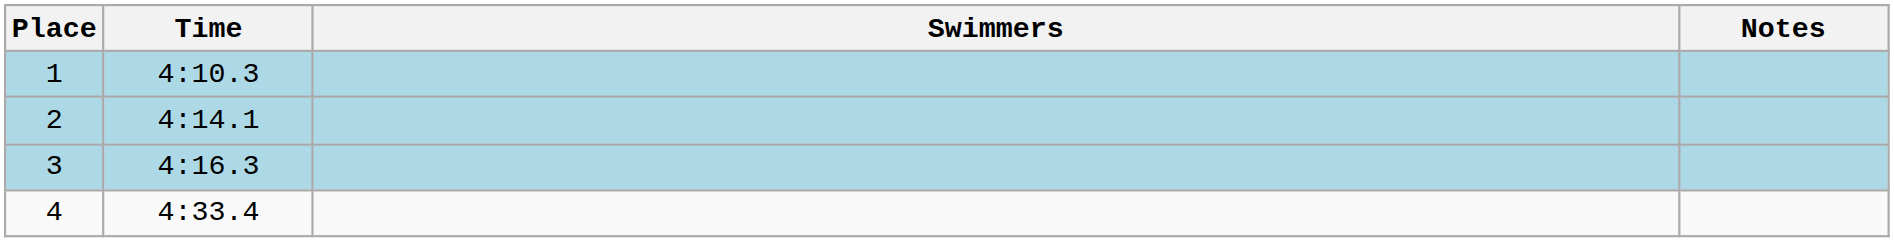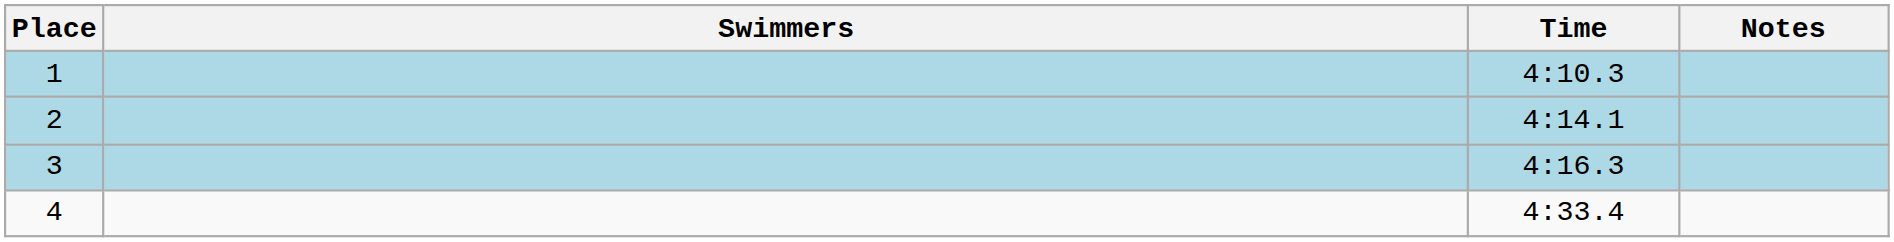columns swapped: (996, 28) <-> (208, 28)
